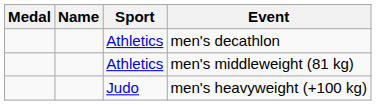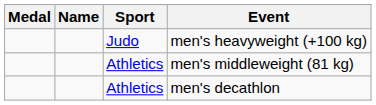rows swapped: (225, 41) <-> (269, 89)
